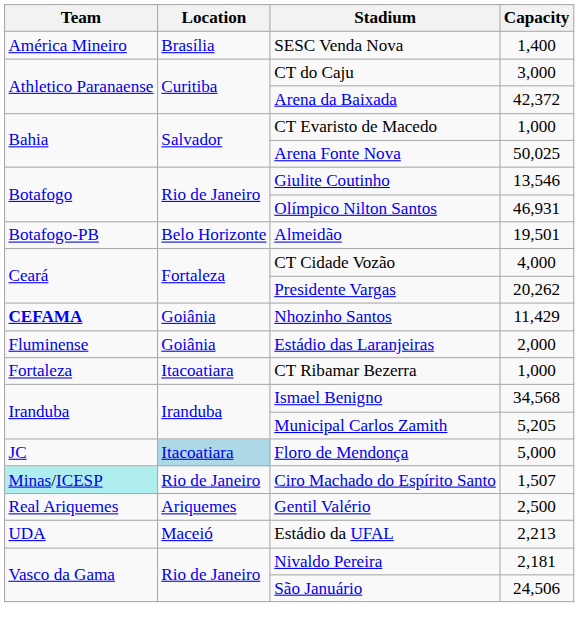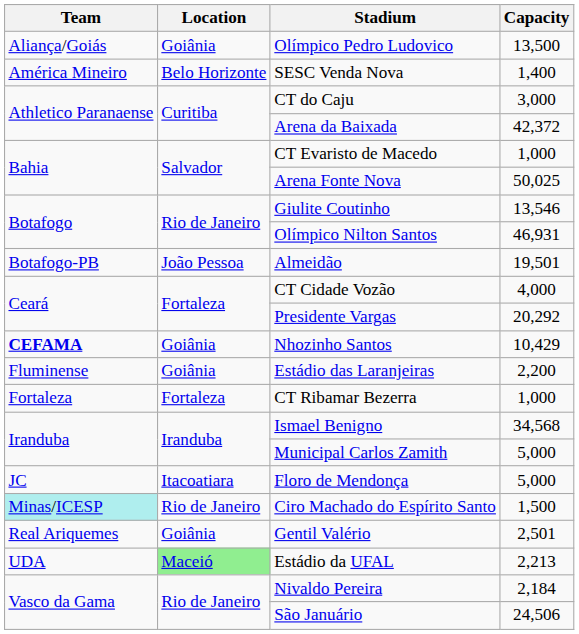+ row: (364, 45)
(188, 45) Brasília -> (214, 72) Belo Horizonte
(214, 235) Belo Horizonte -> (202, 262) João Pessoa
(537, 289) 20,262 -> (537, 316) 20,292
(537, 316) 11,429 -> (537, 343) 10,429
(537, 343) 2,000 -> (537, 371) 2,200
(197, 371) Itacoatiara -> (193, 398) Fortaleza
(537, 425) 5,205 -> (537, 452) 5,000
(197, 452) lightblue background -> (197, 479) no background
(537, 479) 1,507 -> (537, 506) 1,500
(199, 506) Ariquemes -> (188, 533) Goiânia
(537, 506) 2,500 -> (537, 533) 2,501
(187, 533) no background -> (187, 561) lightgreen background
(537, 561) 2,181 -> (537, 588) 2,184
